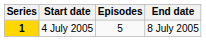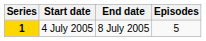columns swapped: (173, 12) <-> (120, 12)
